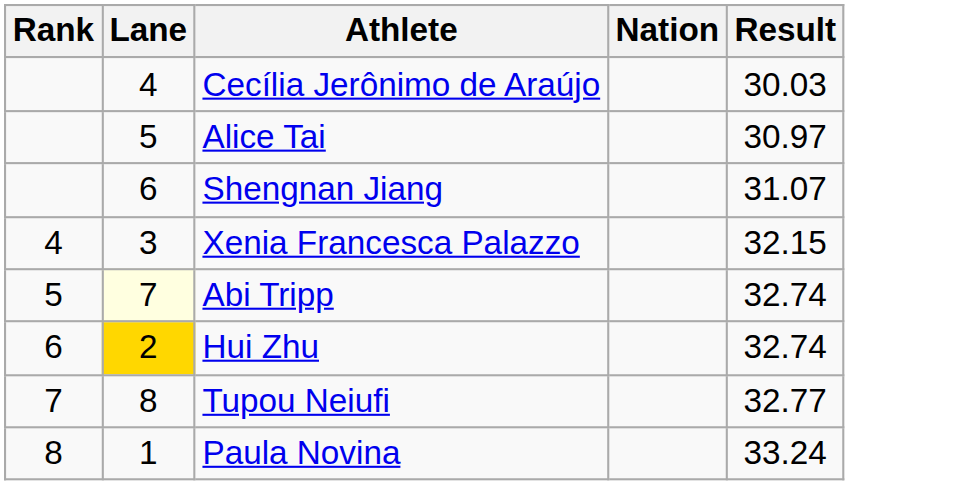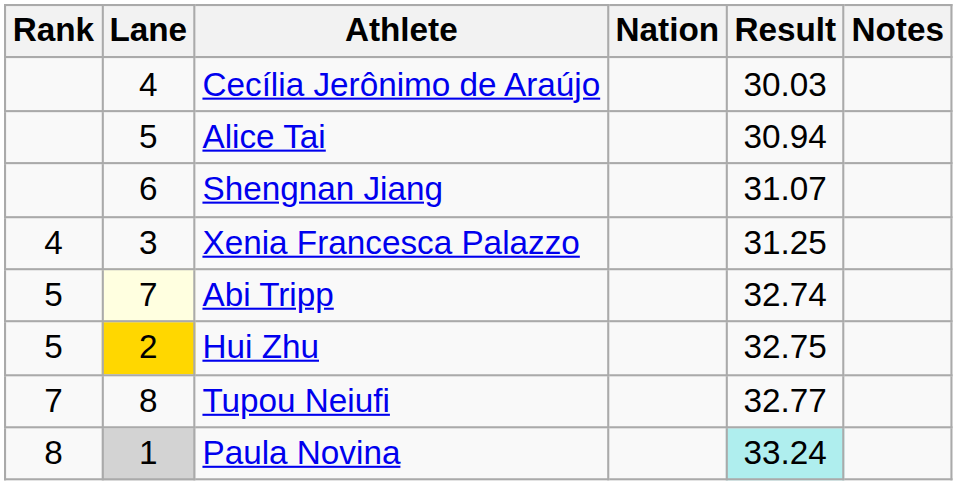+ column: (898, 30)
(785, 136) 30.97 -> (785, 136) 30.94
(785, 242) 32.15 -> (785, 242) 31.25
(53, 347) 6 -> (53, 347) 5
(785, 347) 32.74 -> (785, 347) 32.75
(148, 453) no background -> (148, 453) lightgrey background
(785, 453) no background -> (785, 453) paleturquoise background
